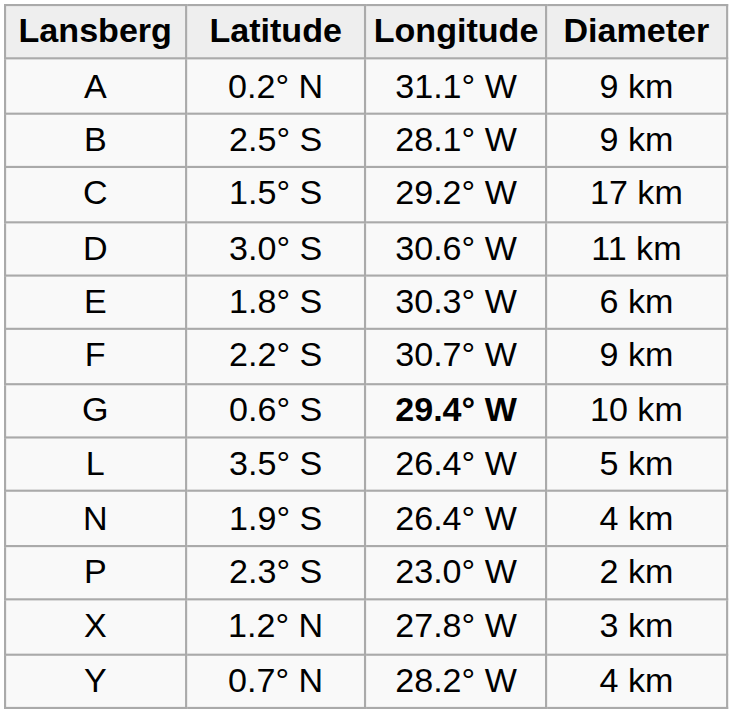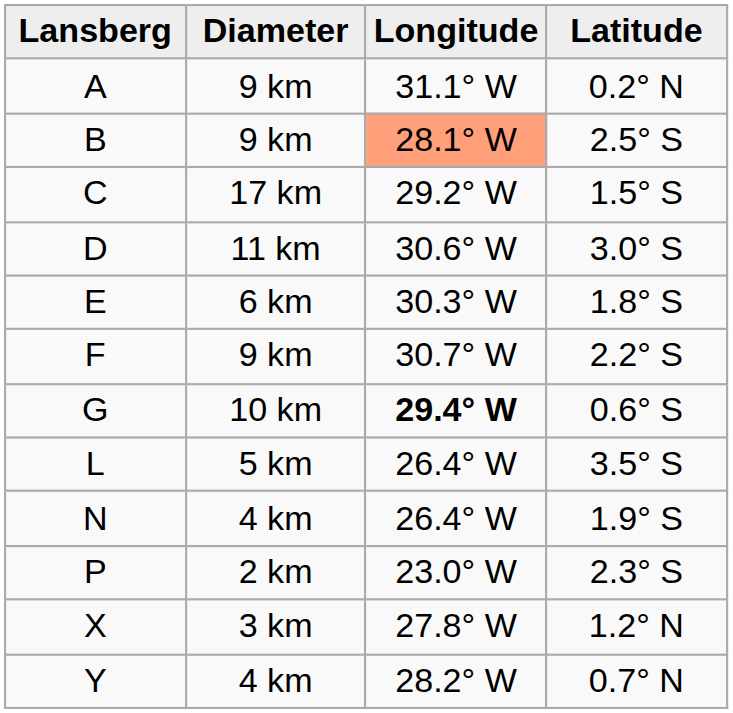columns swapped: (276, 31) <-> (636, 31)
(456, 139) no background -> (456, 139) lightsalmon background
